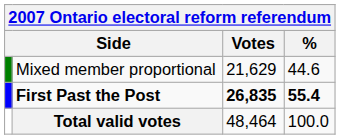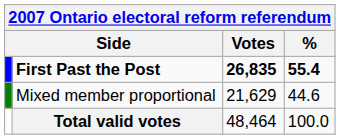rows swapped: (88, 96) <-> (116, 70)
